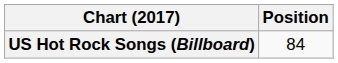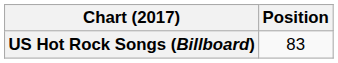(296, 44) 84 -> (296, 44) 83
